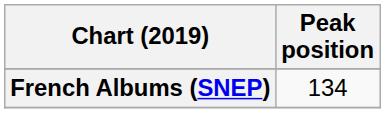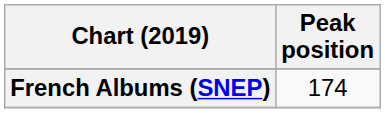(328, 88) 134 -> (328, 88) 174
